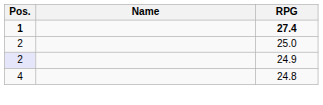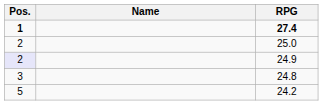(20, 76) 4 -> (20, 76) 3
+ row: (287, 92)
